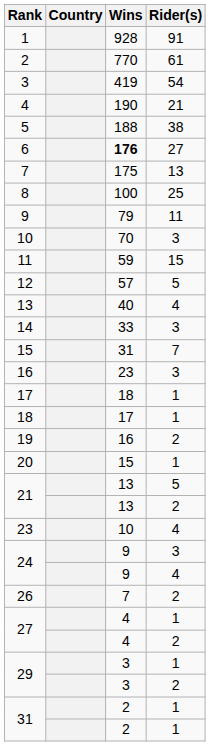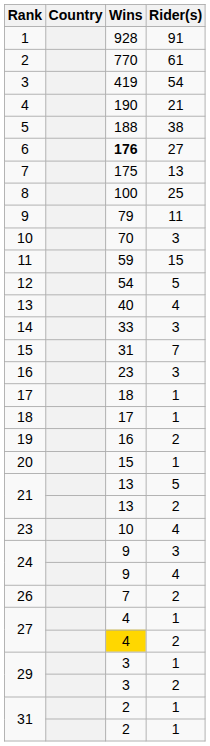(126, 283) 57 -> (126, 283) 54
(126, 640) no background -> (126, 640) gold background
